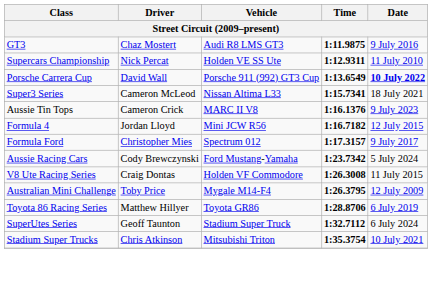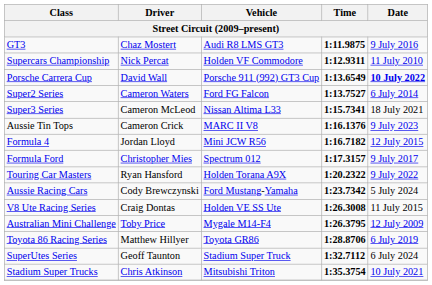(242, 61) Holden VE SS Ute -> (253, 61) Holden VF Commodore
+ row: (35, 93)
+ row: (49, 175)
(253, 175) Holden VF Commodore -> (242, 207) Holden VE SS Ute
